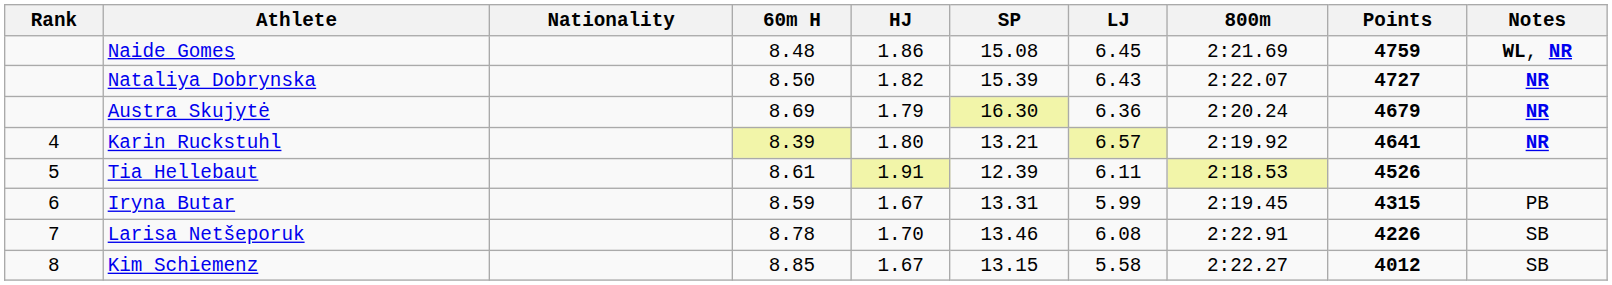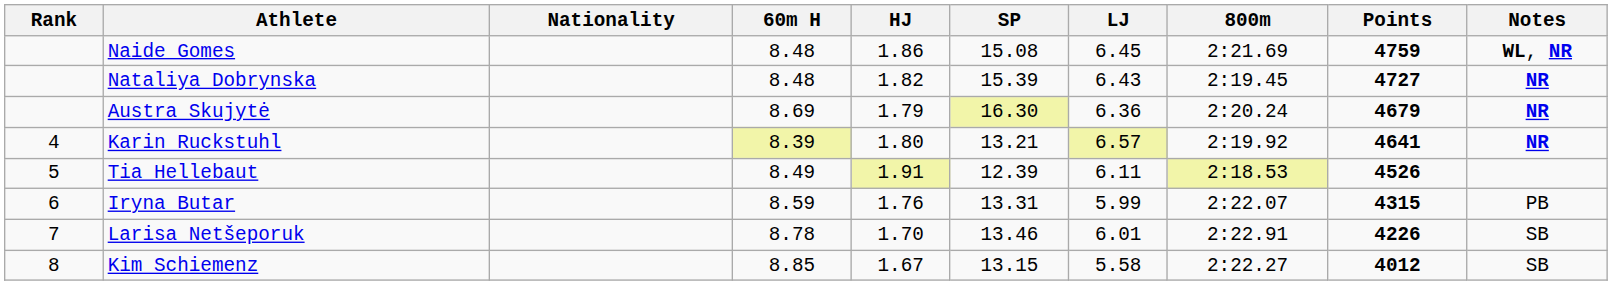(792, 82) 8.50 -> (792, 82) 8.48
(1248, 82) 2:22.07 -> (1248, 82) 2:19.45
(792, 174) 8.61 -> (792, 174) 8.49
(901, 204) 1.67 -> (901, 204) 1.76
(1248, 204) 2:19.45 -> (1248, 204) 2:22.07
(1118, 235) 6.08 -> (1118, 235) 6.01
